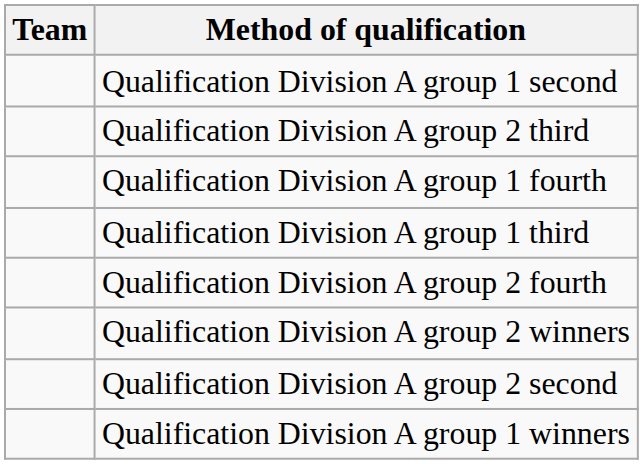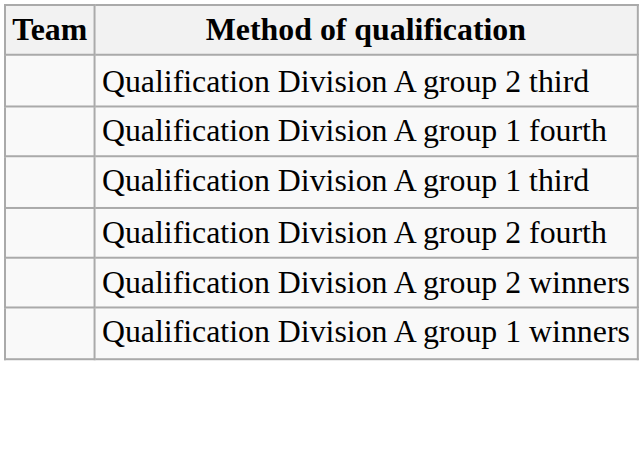- row: (360, 80)
- row: (360, 383)
